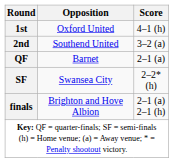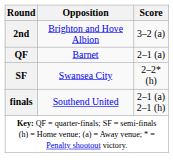- row: (21, 28)
(86, 43) Southend United -> (86, 33) Brighton and Hove Albion
(86, 106) Brighton and Hove Albion -> (86, 102) Southend United
